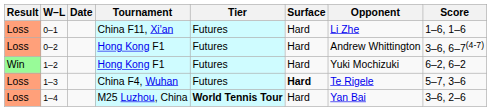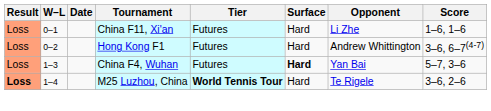- row: (51, 65)
(352, 81) Te Rigele -> (348, 65) Yan Bai
(18, 98) normal -> (19, 81) bold
(348, 98) Yan Bai -> (352, 81) Te Rigele
